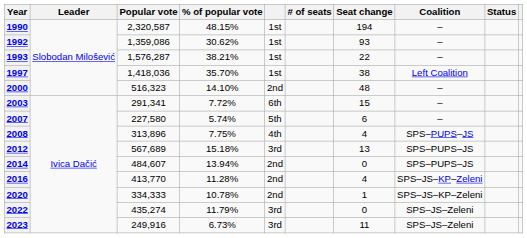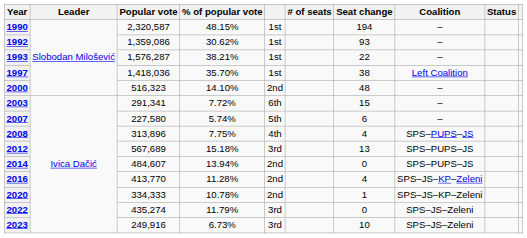(364, 225) 11 -> (364, 225) 10
